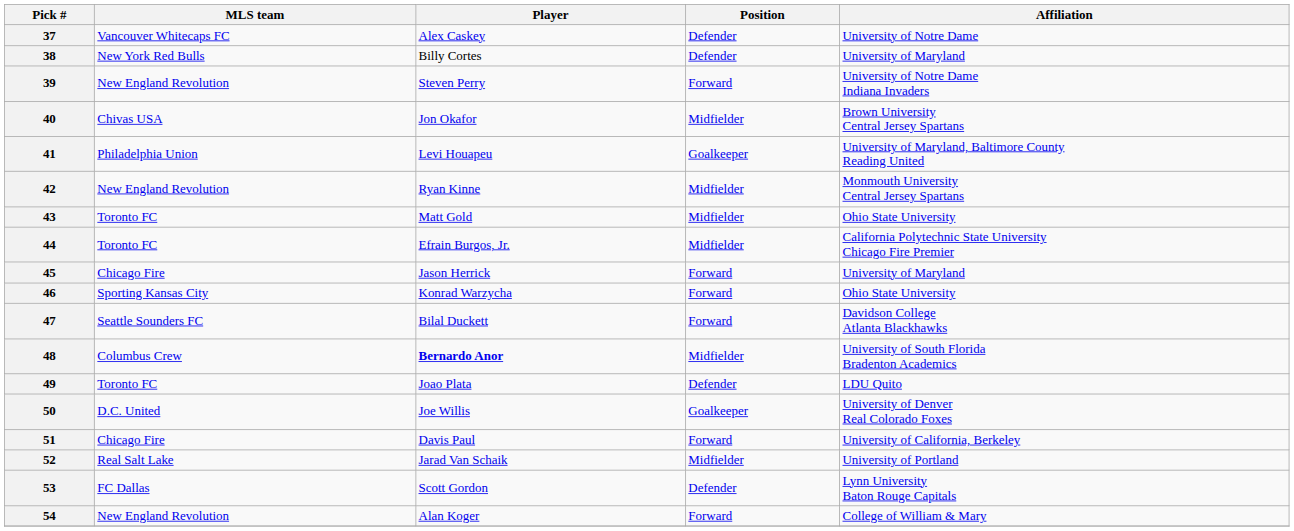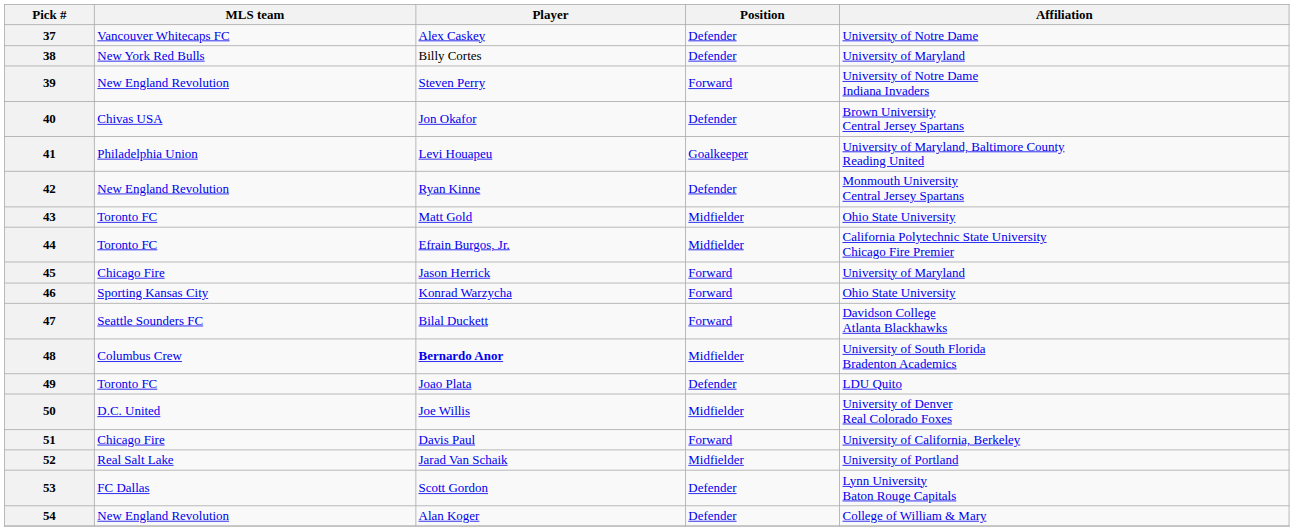(716, 118) Midfielder -> (712, 118) Defender
(716, 189) Midfielder -> (712, 189) Defender
(718, 411) Goalkeeper -> (716, 411) Midfielder
(710, 515) Forward -> (712, 515) Defender
